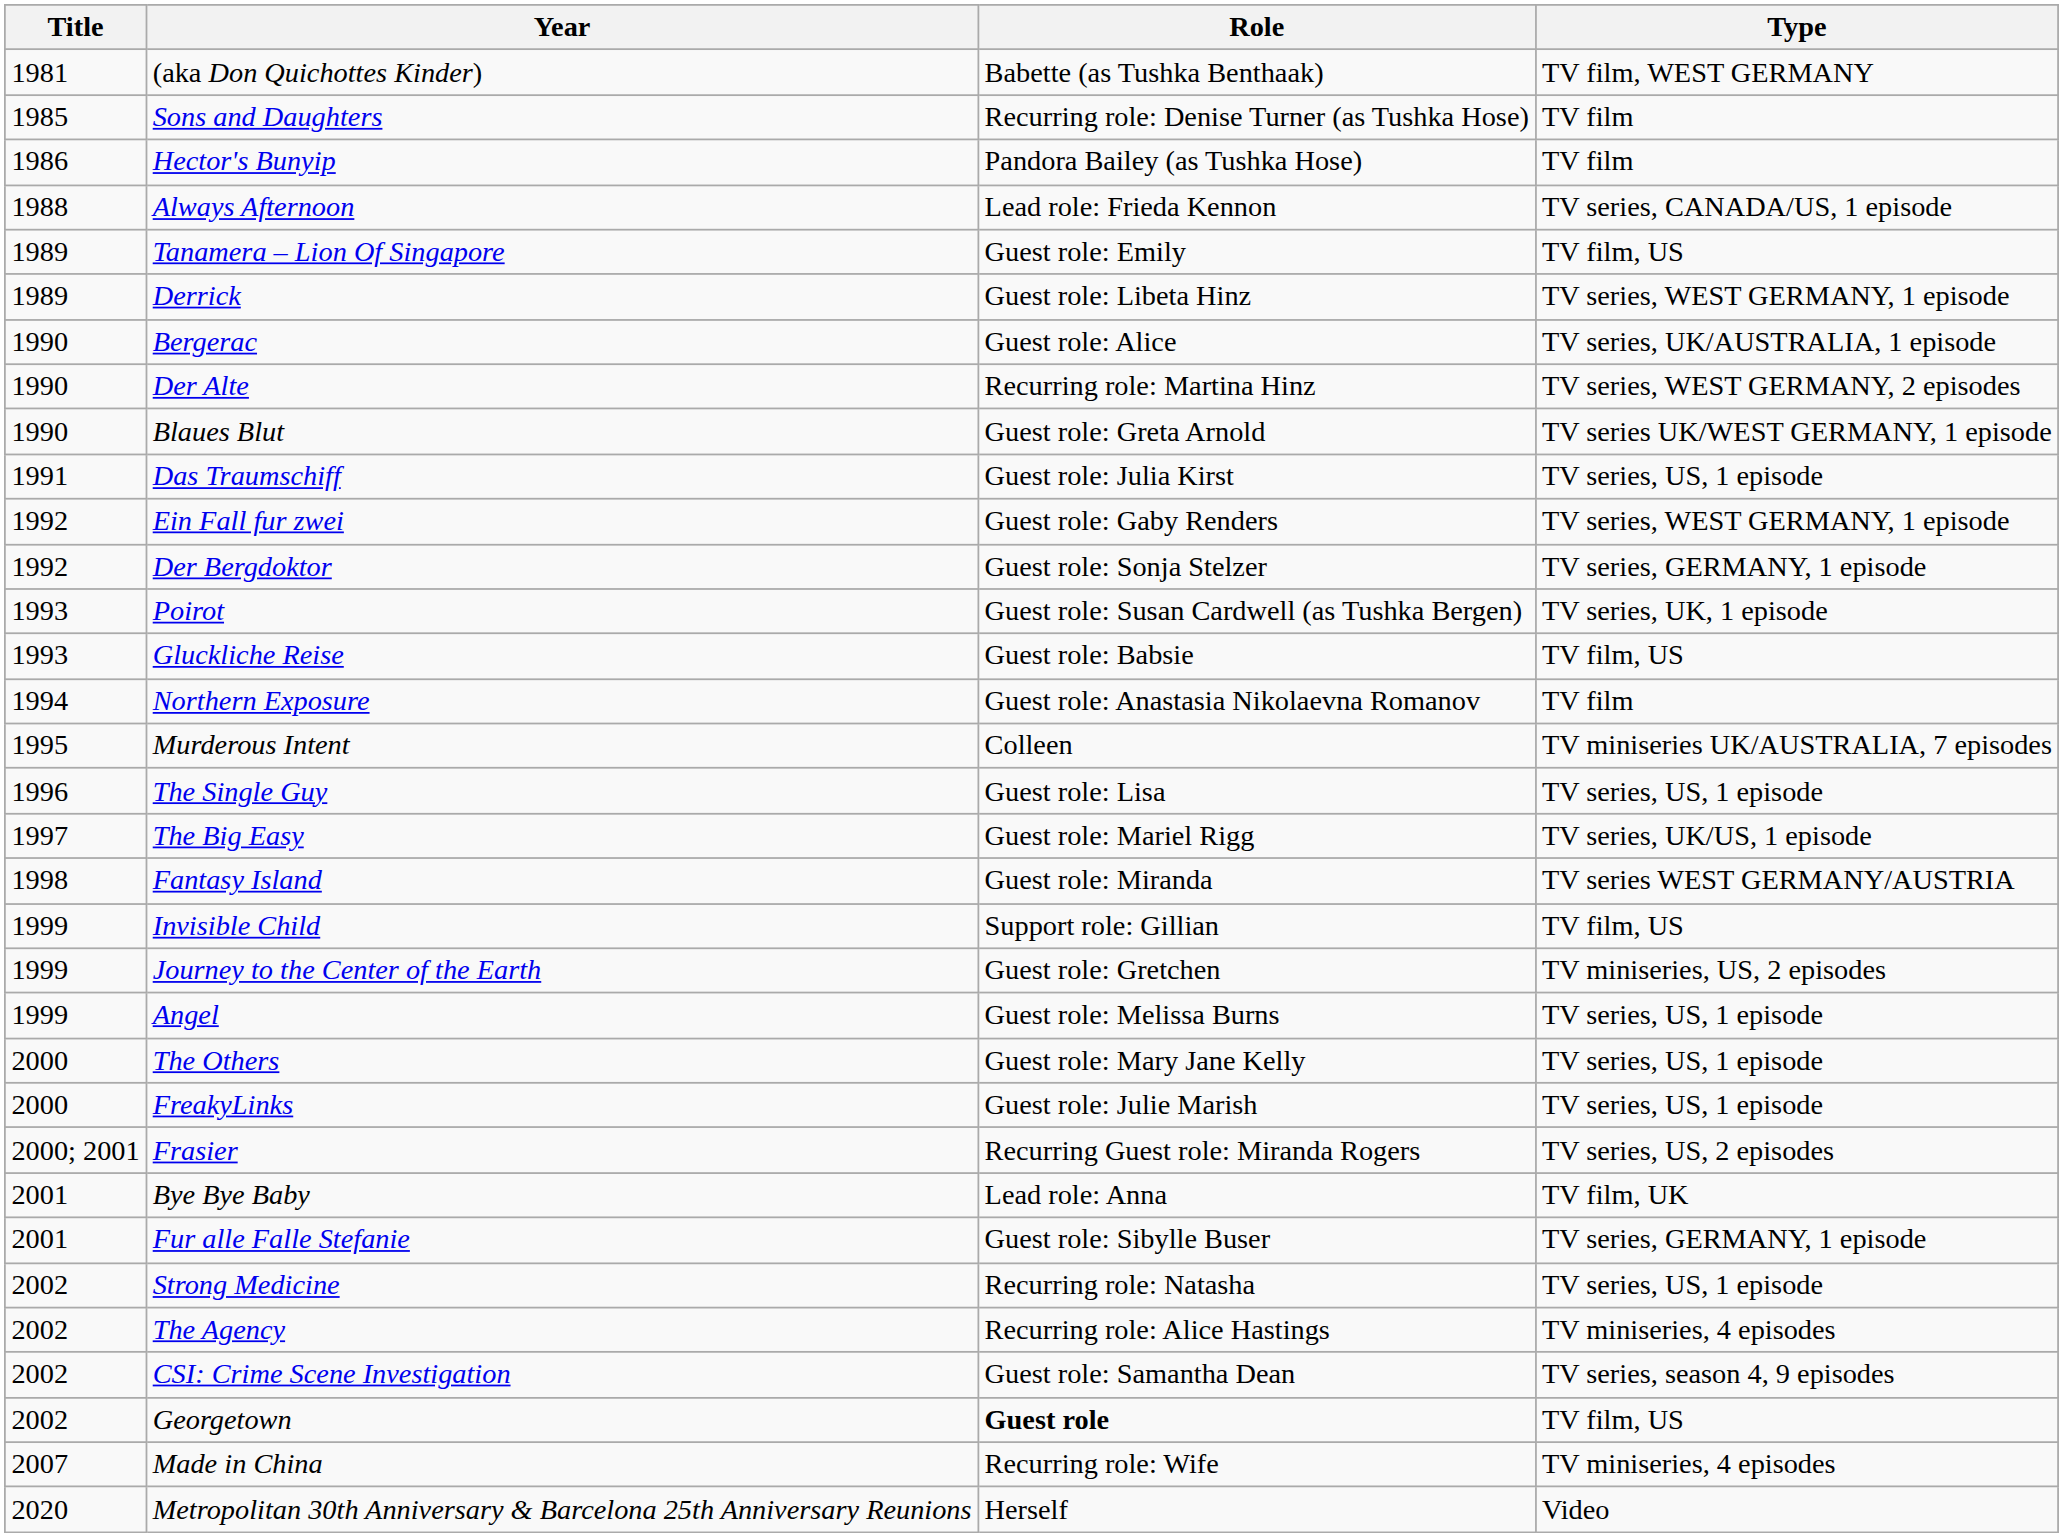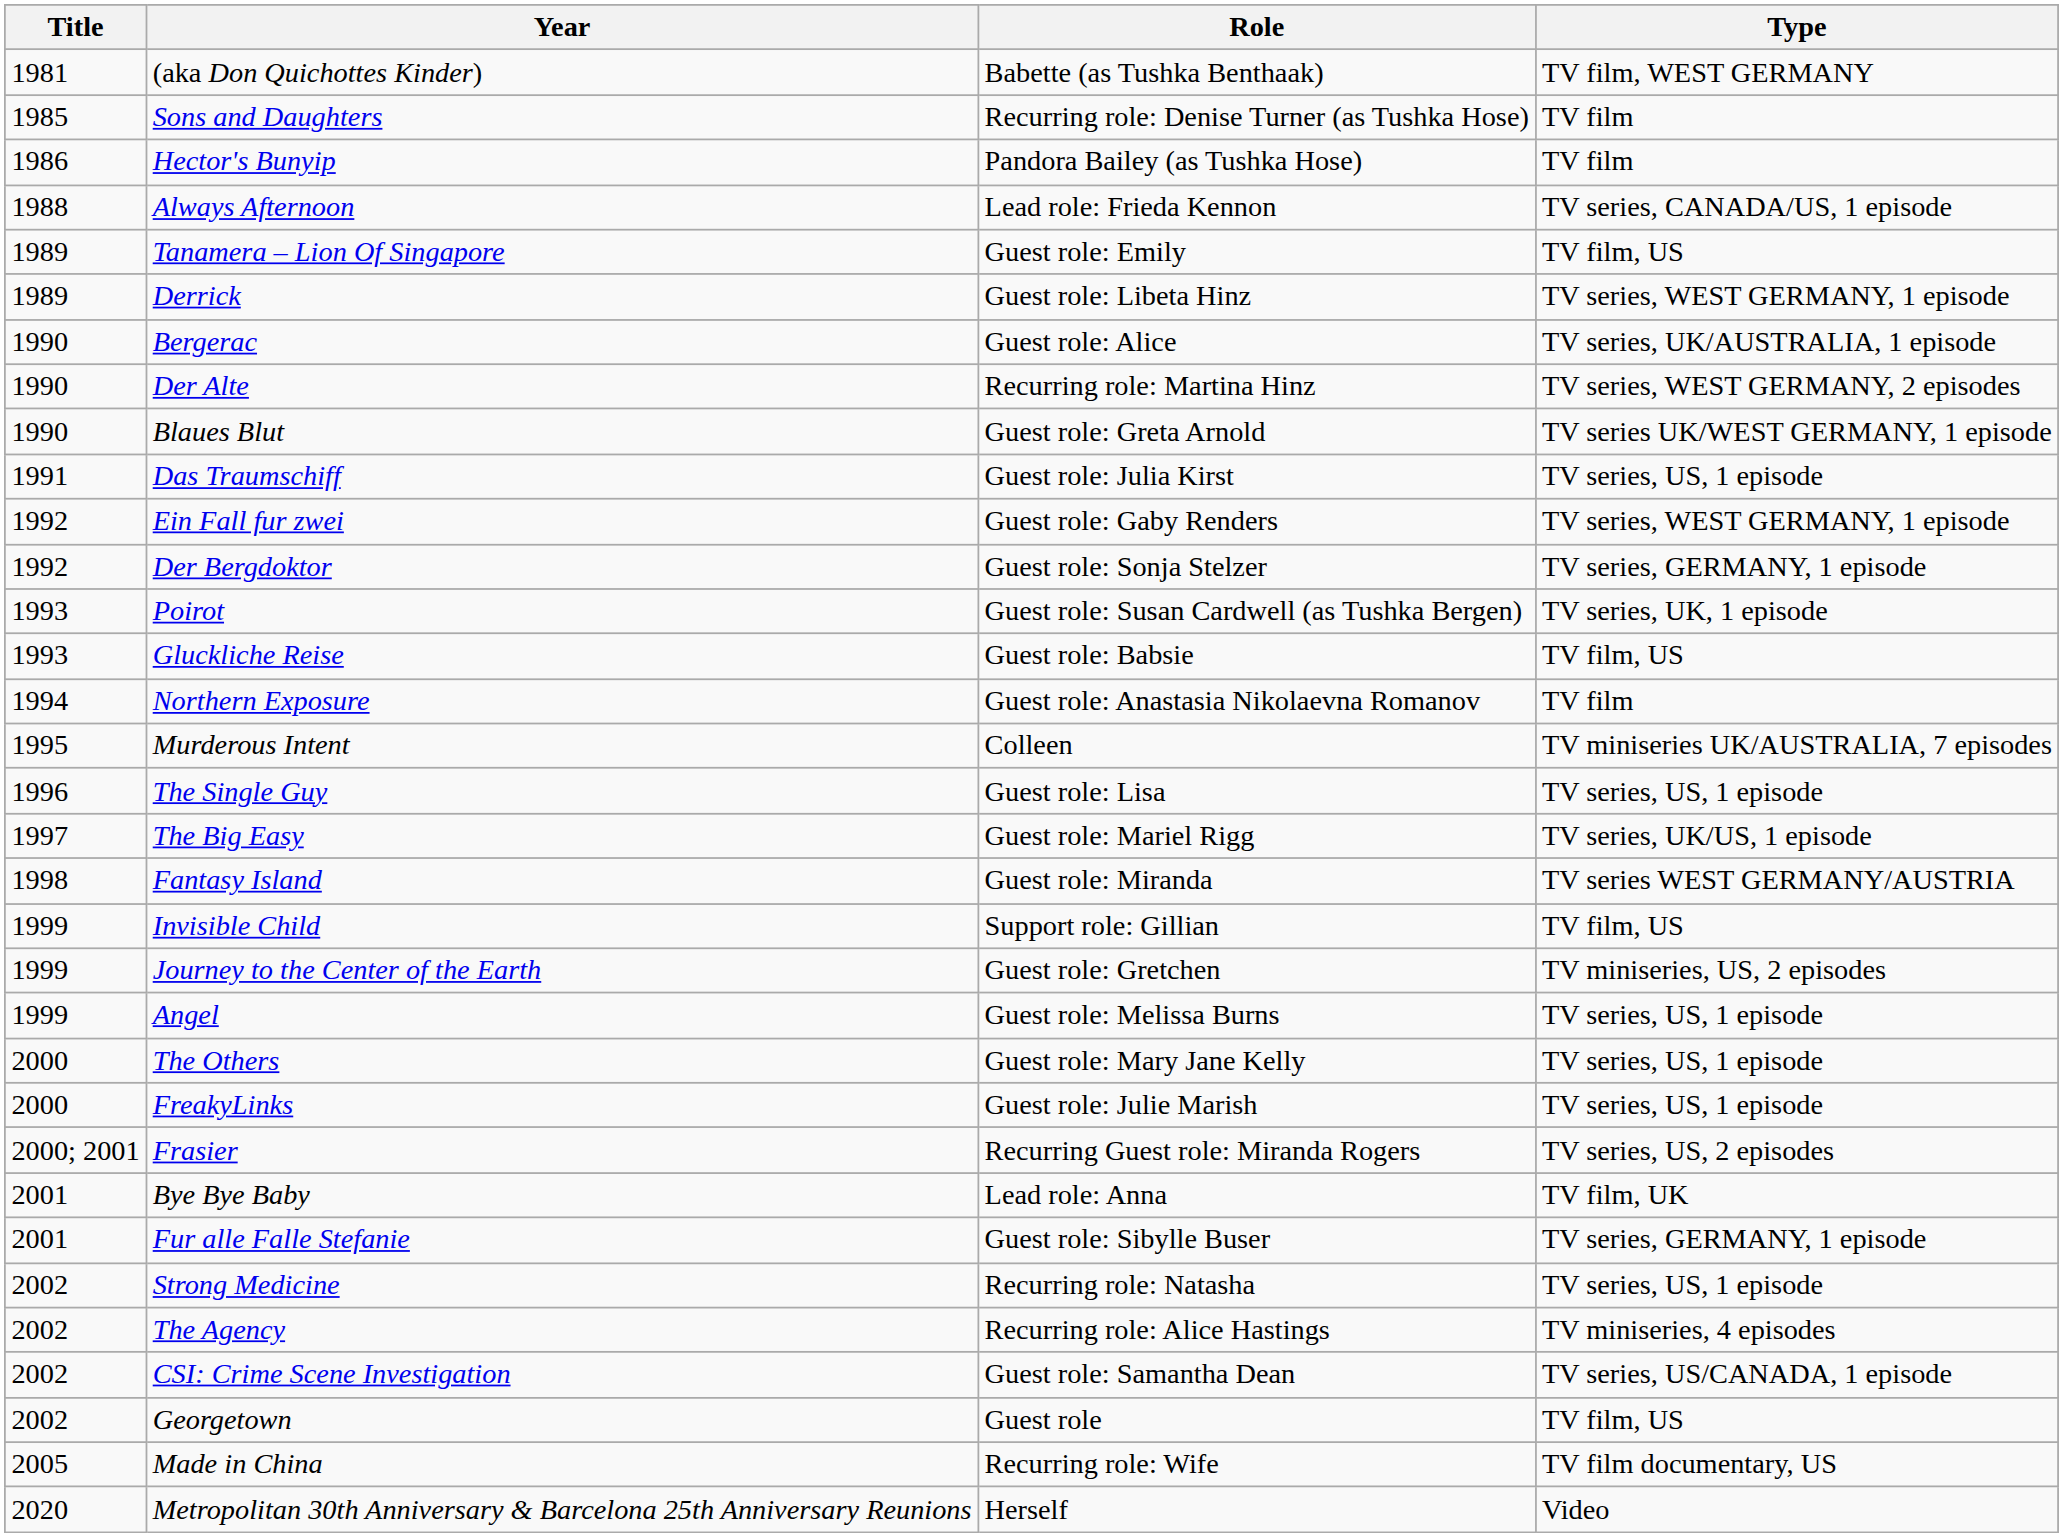(1718, 1374) TV series, season 4, 9 episodes -> (1747, 1374) TV series, US/CANADA, 1 episode
(1047, 1419) bold -> (1043, 1419) normal
(40, 1464) 2007 -> (40, 1464) 2005
(1689, 1464) TV miniseries, 4 episodes -> (1689, 1464) TV film documentary, US
